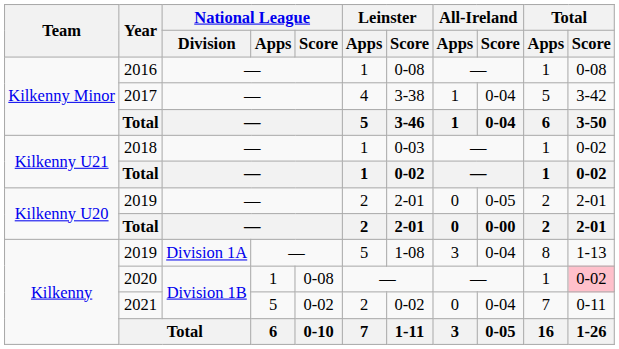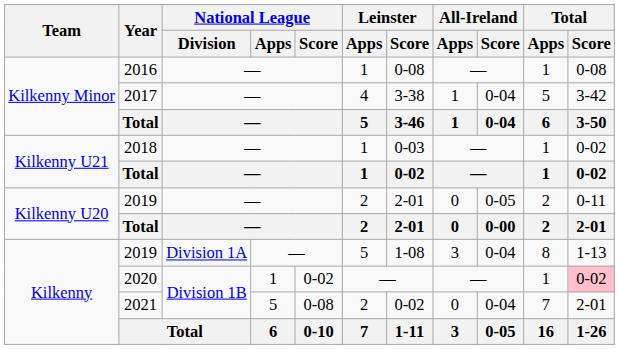(591, 200) 2-01 -> (591, 200) 0-11
(319, 278) 0-08 -> (319, 278) 0-02
(319, 305) 0-02 -> (319, 305) 0-08
(591, 305) 0-11 -> (591, 305) 2-01
